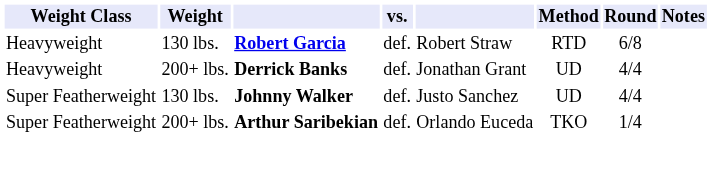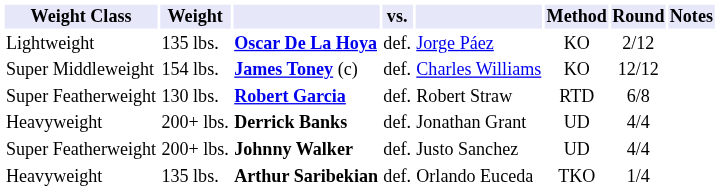+ row: (306, 43)
+ row: (296, 69)
(54, 43) Heavyweight -> (81, 96) Super Featherweight
(190, 96) 130 lbs. -> (195, 149) 200+ lbs.
(81, 122) Super Featherweight -> (54, 176) Heavyweight
(195, 122) 200+ lbs. -> (190, 176) 135 lbs.
